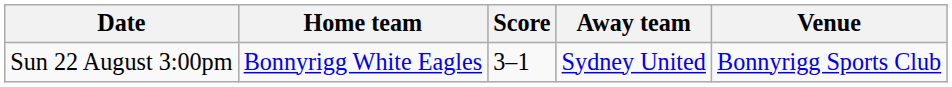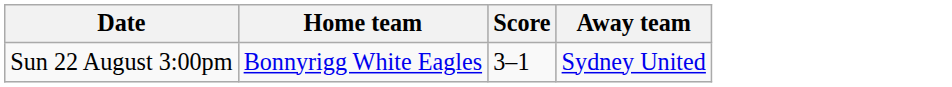- column: (829, 23)
